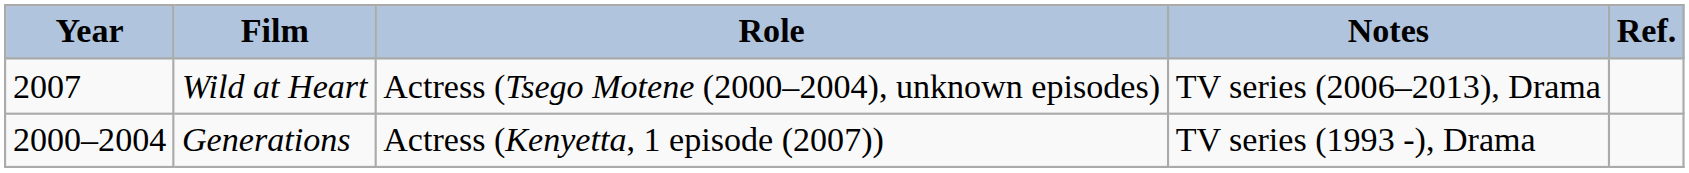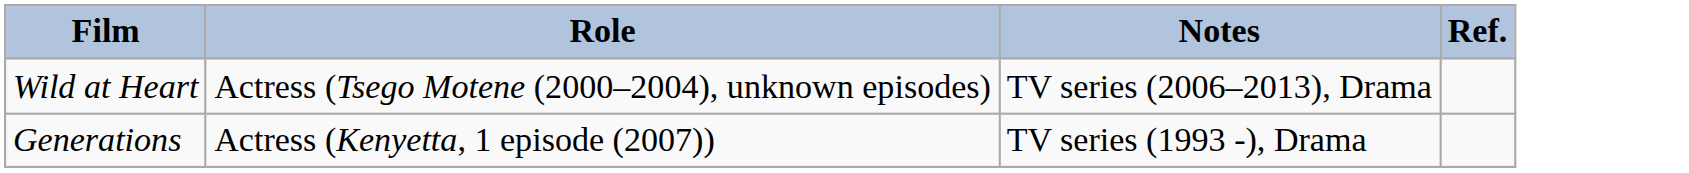- column: (90, 31)
